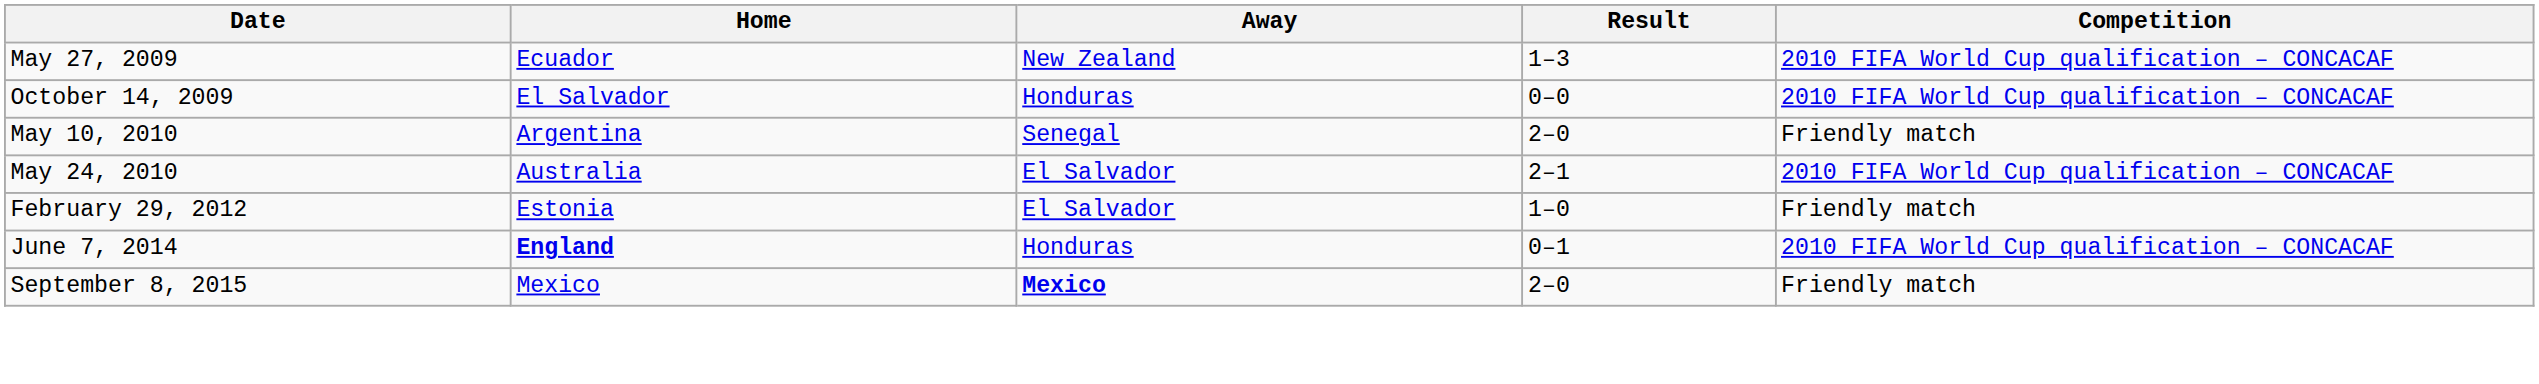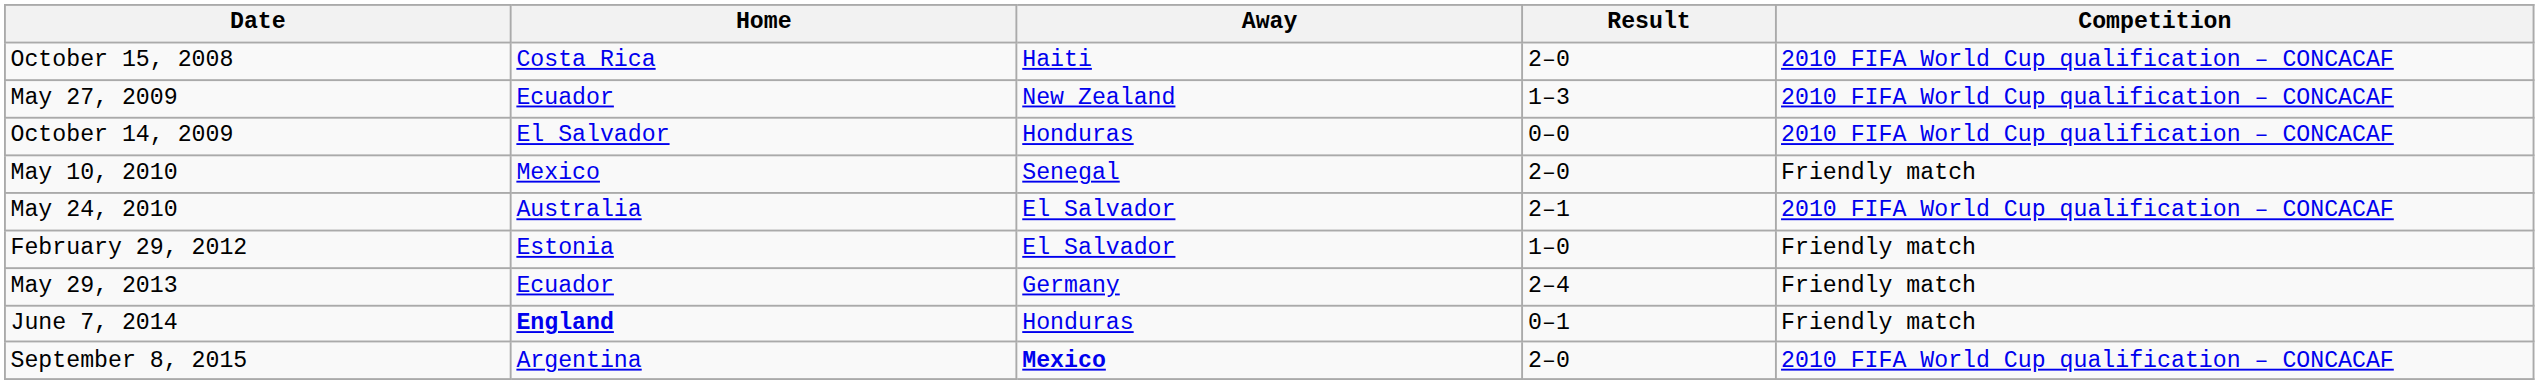+ row: (122, 62)
(579, 136) Argentina -> (558, 174) Mexico
+ row: (94, 286)
(2087, 249) 2010 FIFA World Cup qualification – CONCACAF -> (1879, 324) Friendly match
(558, 286) Mexico -> (579, 361) Argentina
(1879, 286) Friendly match -> (2087, 361) 2010 FIFA World Cup qualification – CONCACAF
